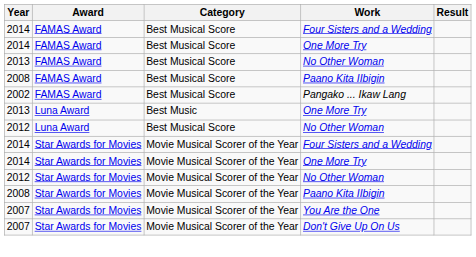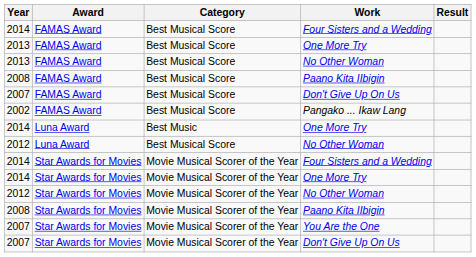(18, 45) 2014 -> (18, 45) 2013
+ row: (68, 95)
(18, 111) 2013 -> (18, 128) 2014
